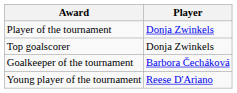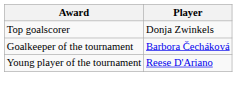- row: (59, 29)
